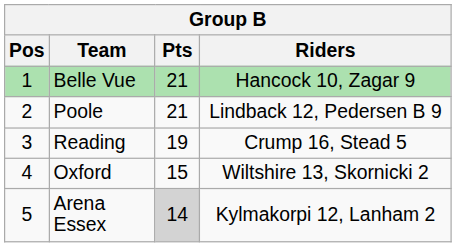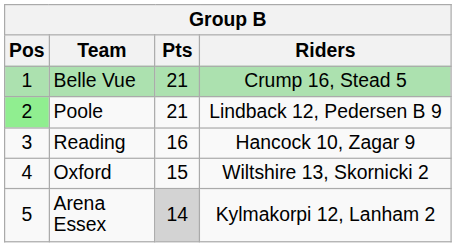(325, 81) Hancock 10, Zagar 9 -> (325, 81) Crump 16, Stead 5
(27, 111) no background -> (27, 111) lightgreen background
(177, 142) 19 -> (177, 142) 16
(325, 142) Crump 16, Stead 5 -> (325, 142) Hancock 10, Zagar 9
